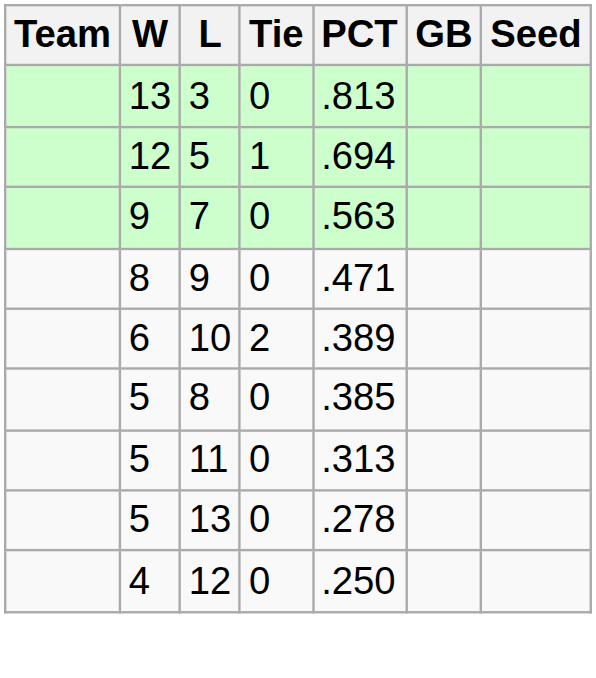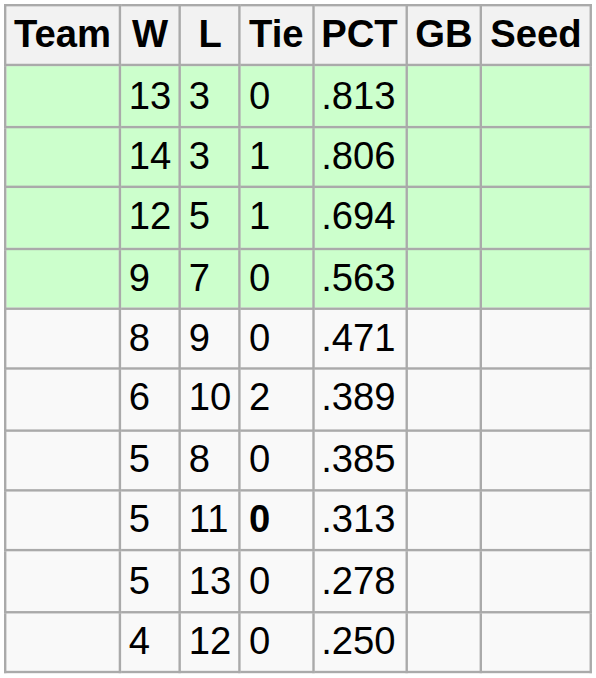+ row: (150, 156)
(260, 459) normal -> (260, 519) bold
